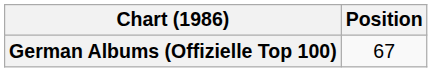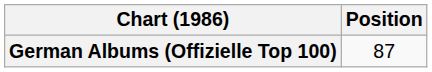(384, 50) 67 -> (384, 50) 87
